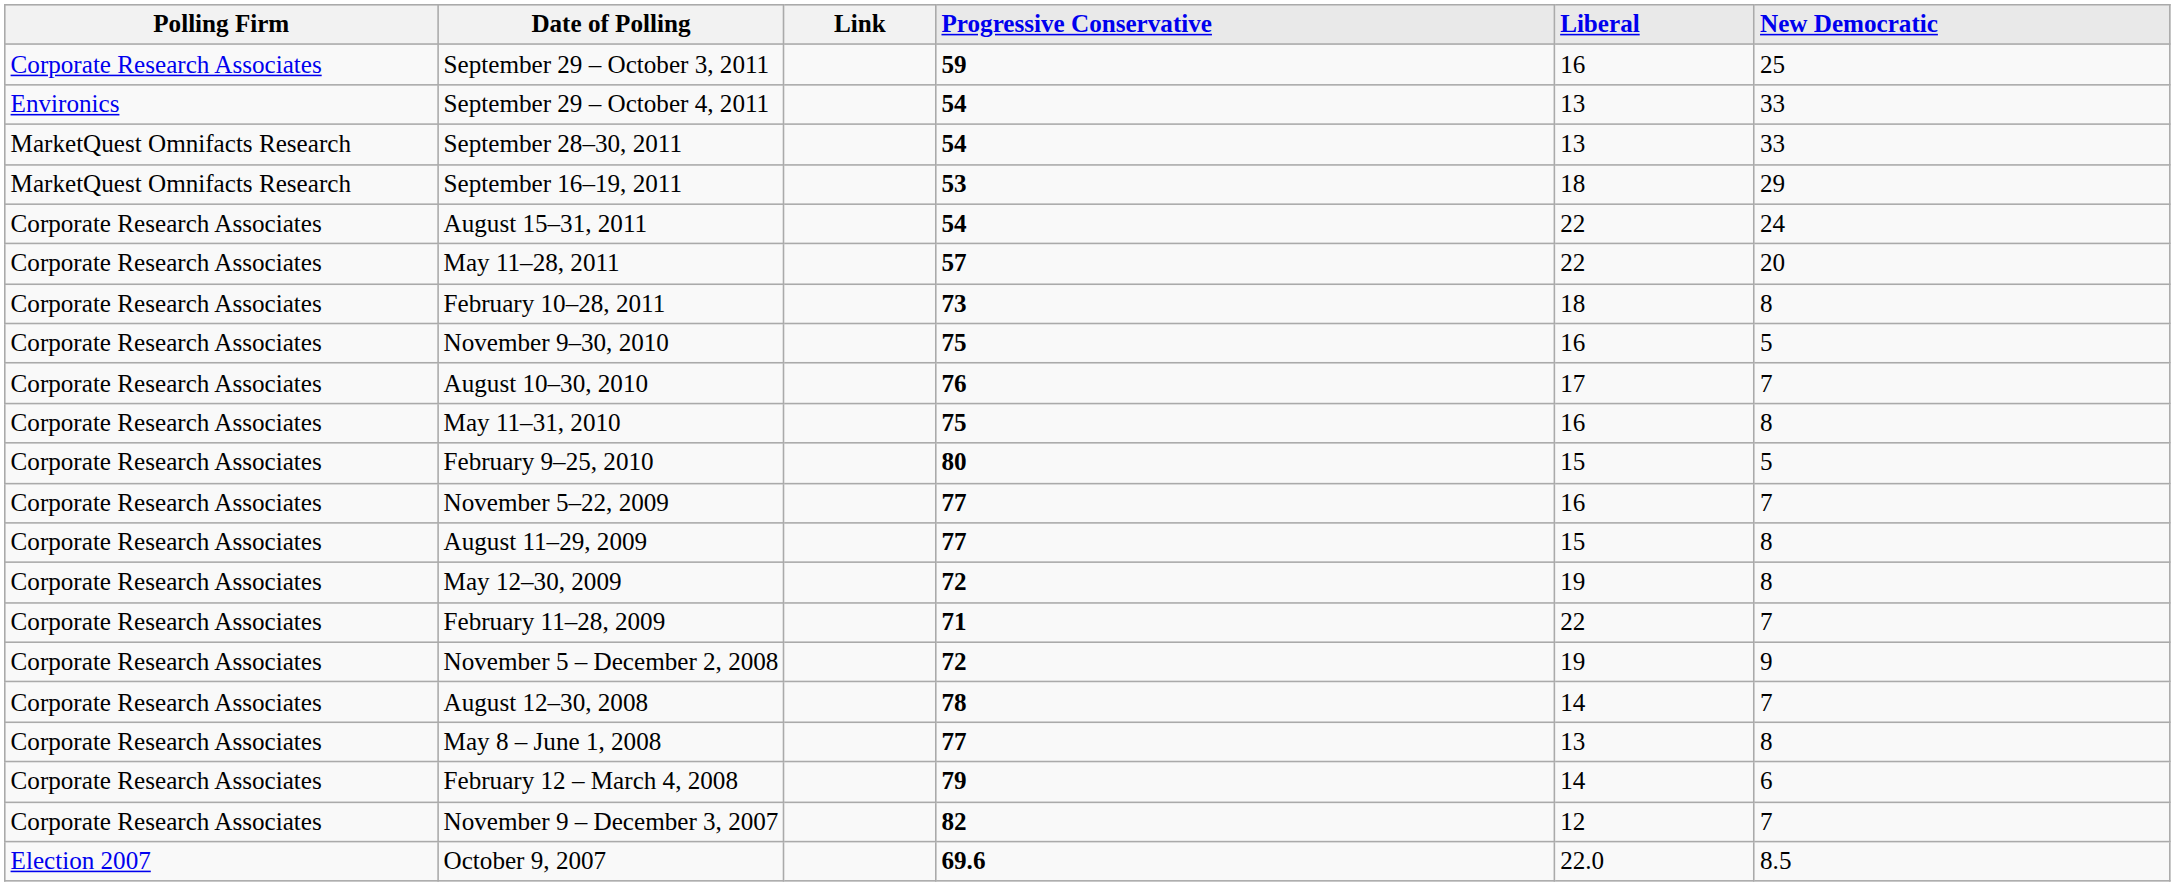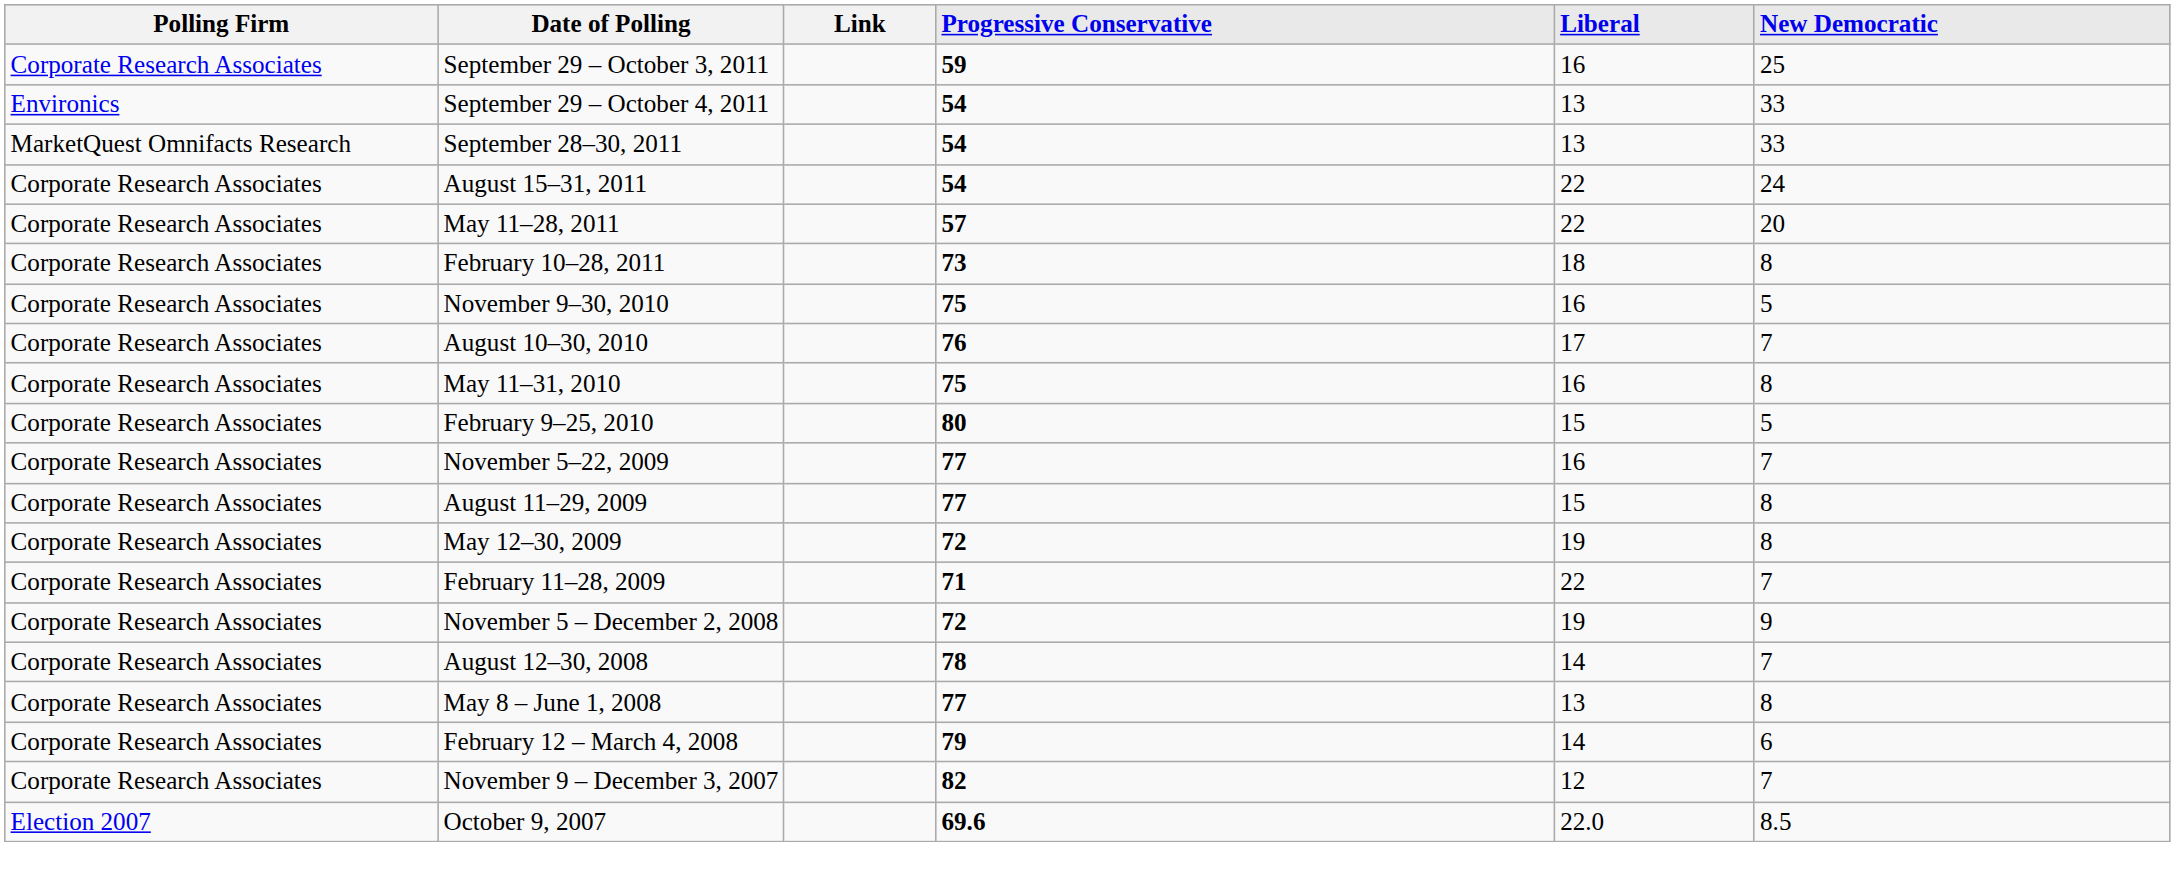- row: (563, 183)
